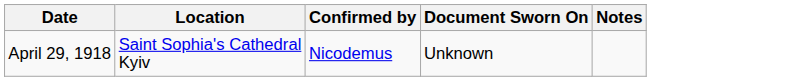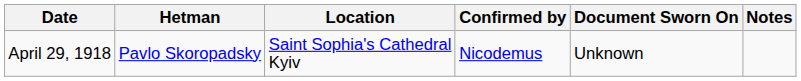+ column: (190, 17)
